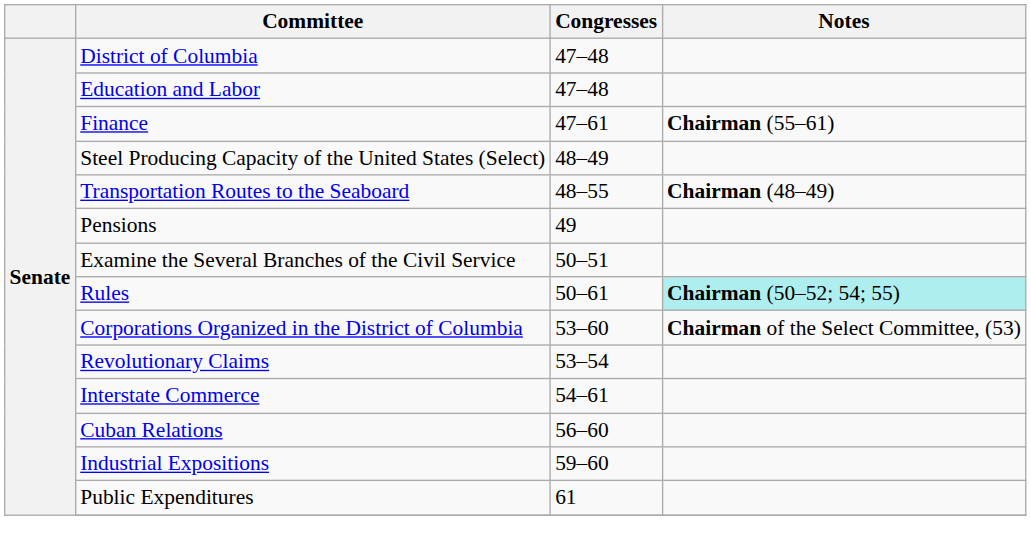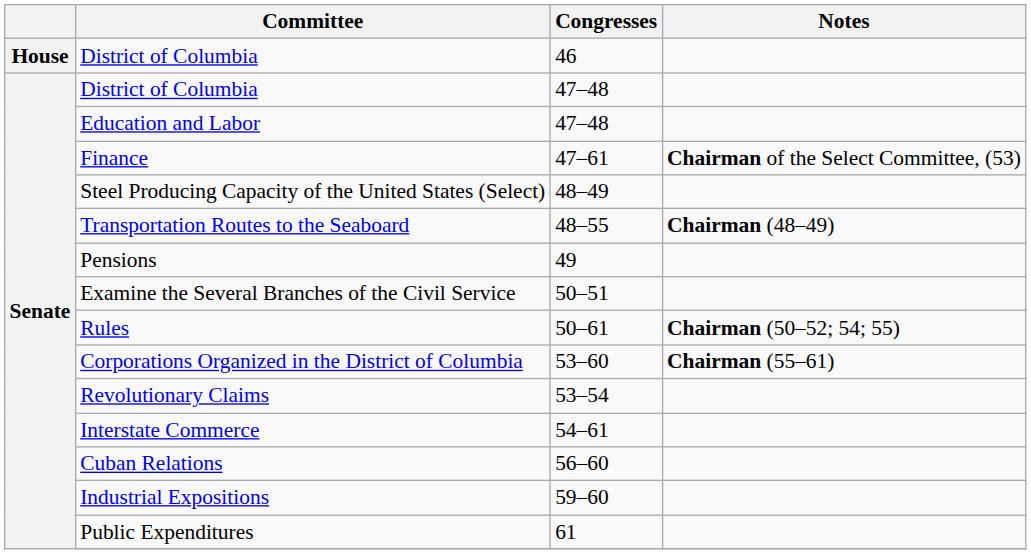+ row: (169, 55)
(751, 123) Chairman (55–61) -> (844, 157) Chairman of the Select Committee, (53)
(784, 293) paleturquoise background -> (784, 327) no background
(844, 327) Chairman of the Select Committee, (53) -> (751, 361) Chairman (55–61)
